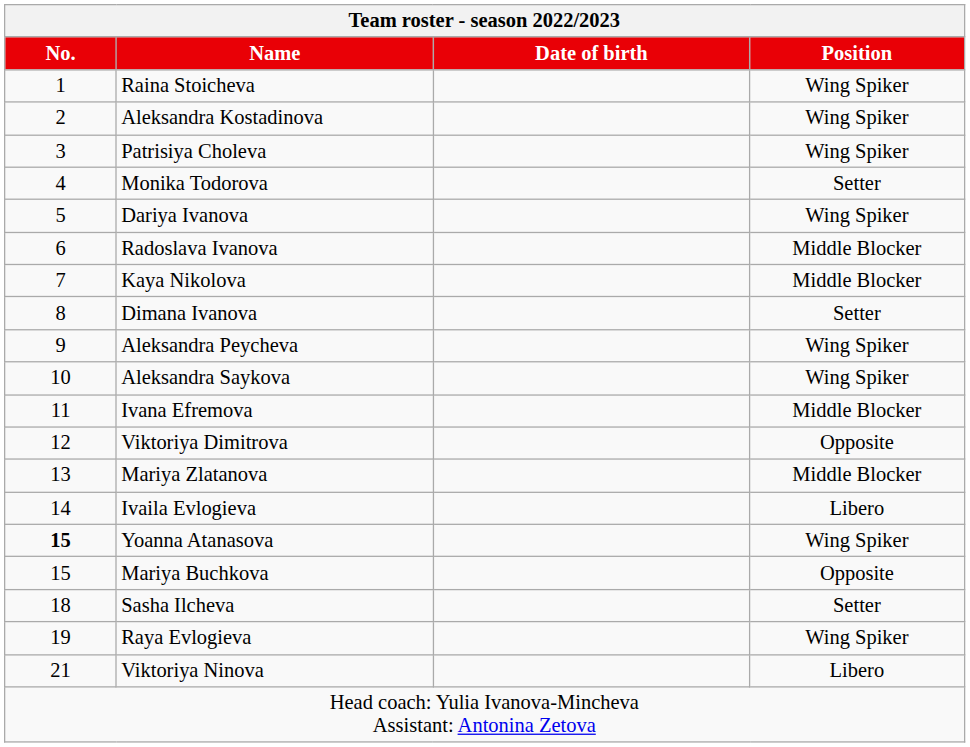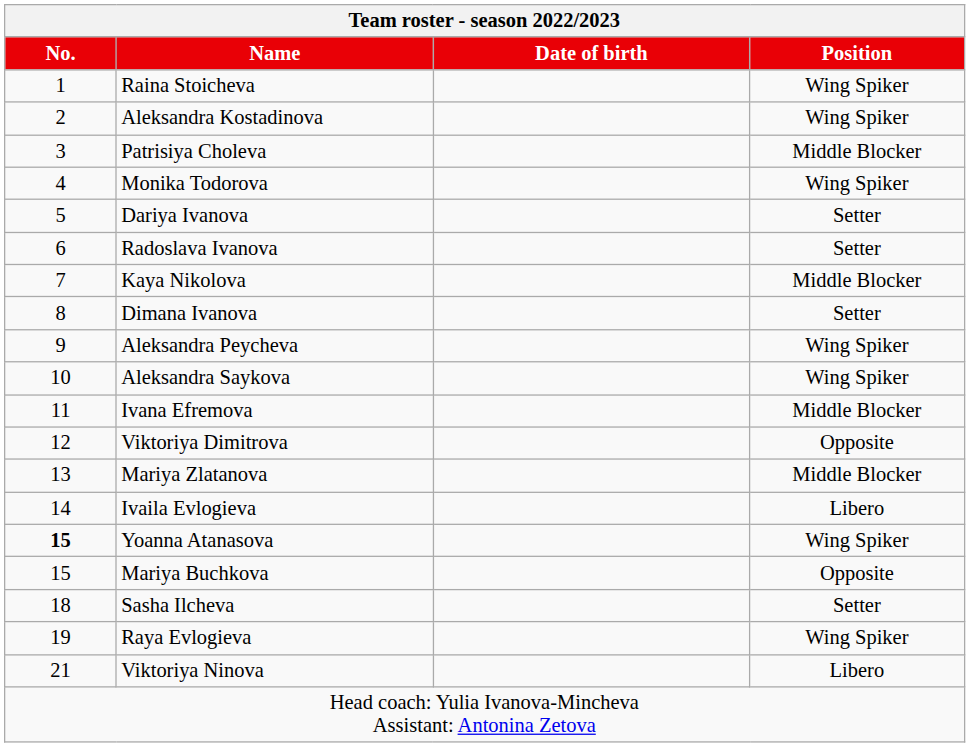(857, 150) Wing Spiker -> (857, 150) Middle Blocker
(857, 183) Setter -> (857, 183) Wing Spiker
(857, 215) Wing Spiker -> (857, 215) Setter
(857, 248) Middle Blocker -> (857, 248) Setter
